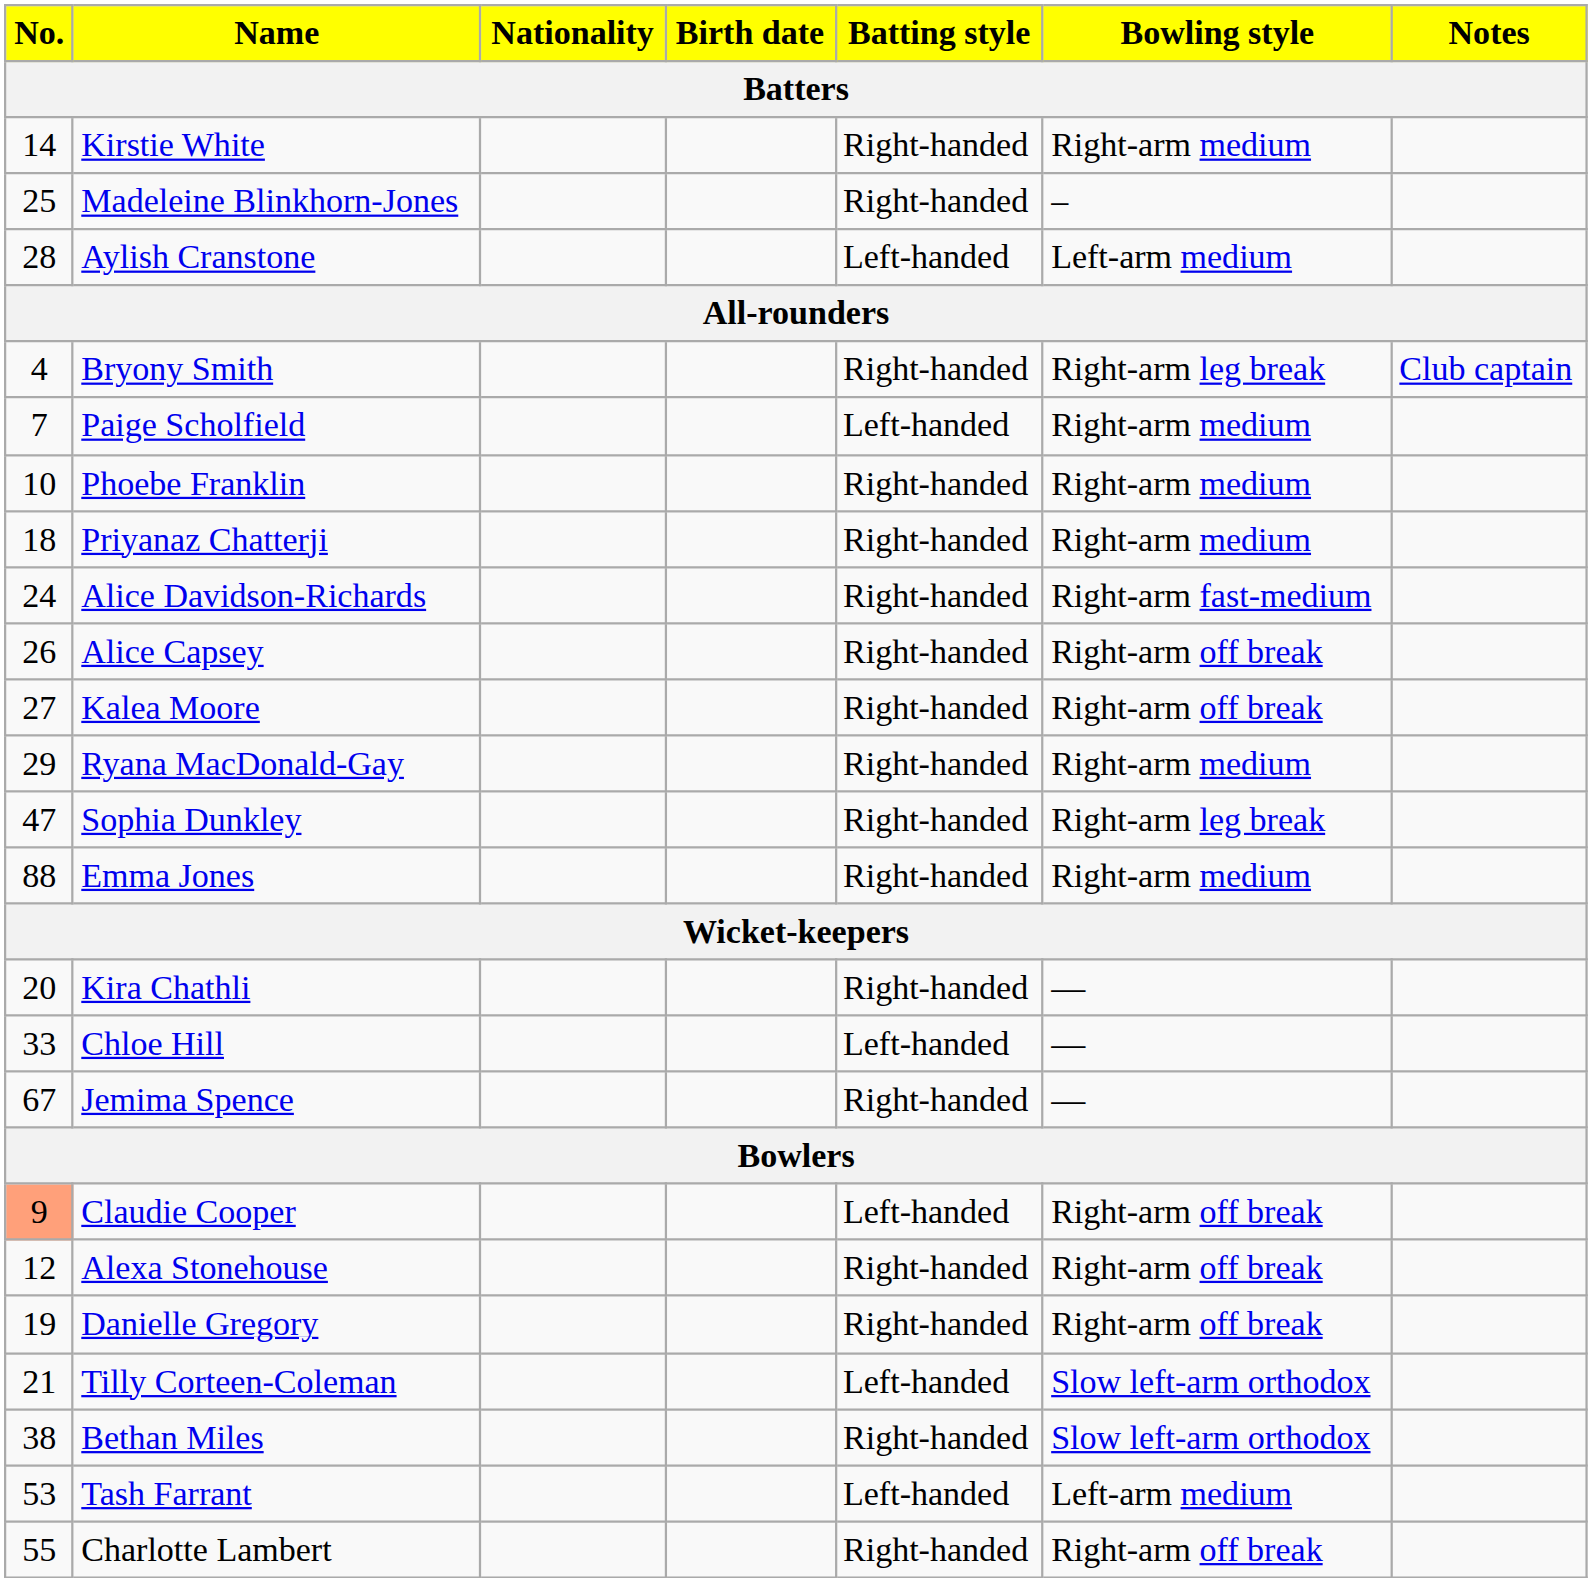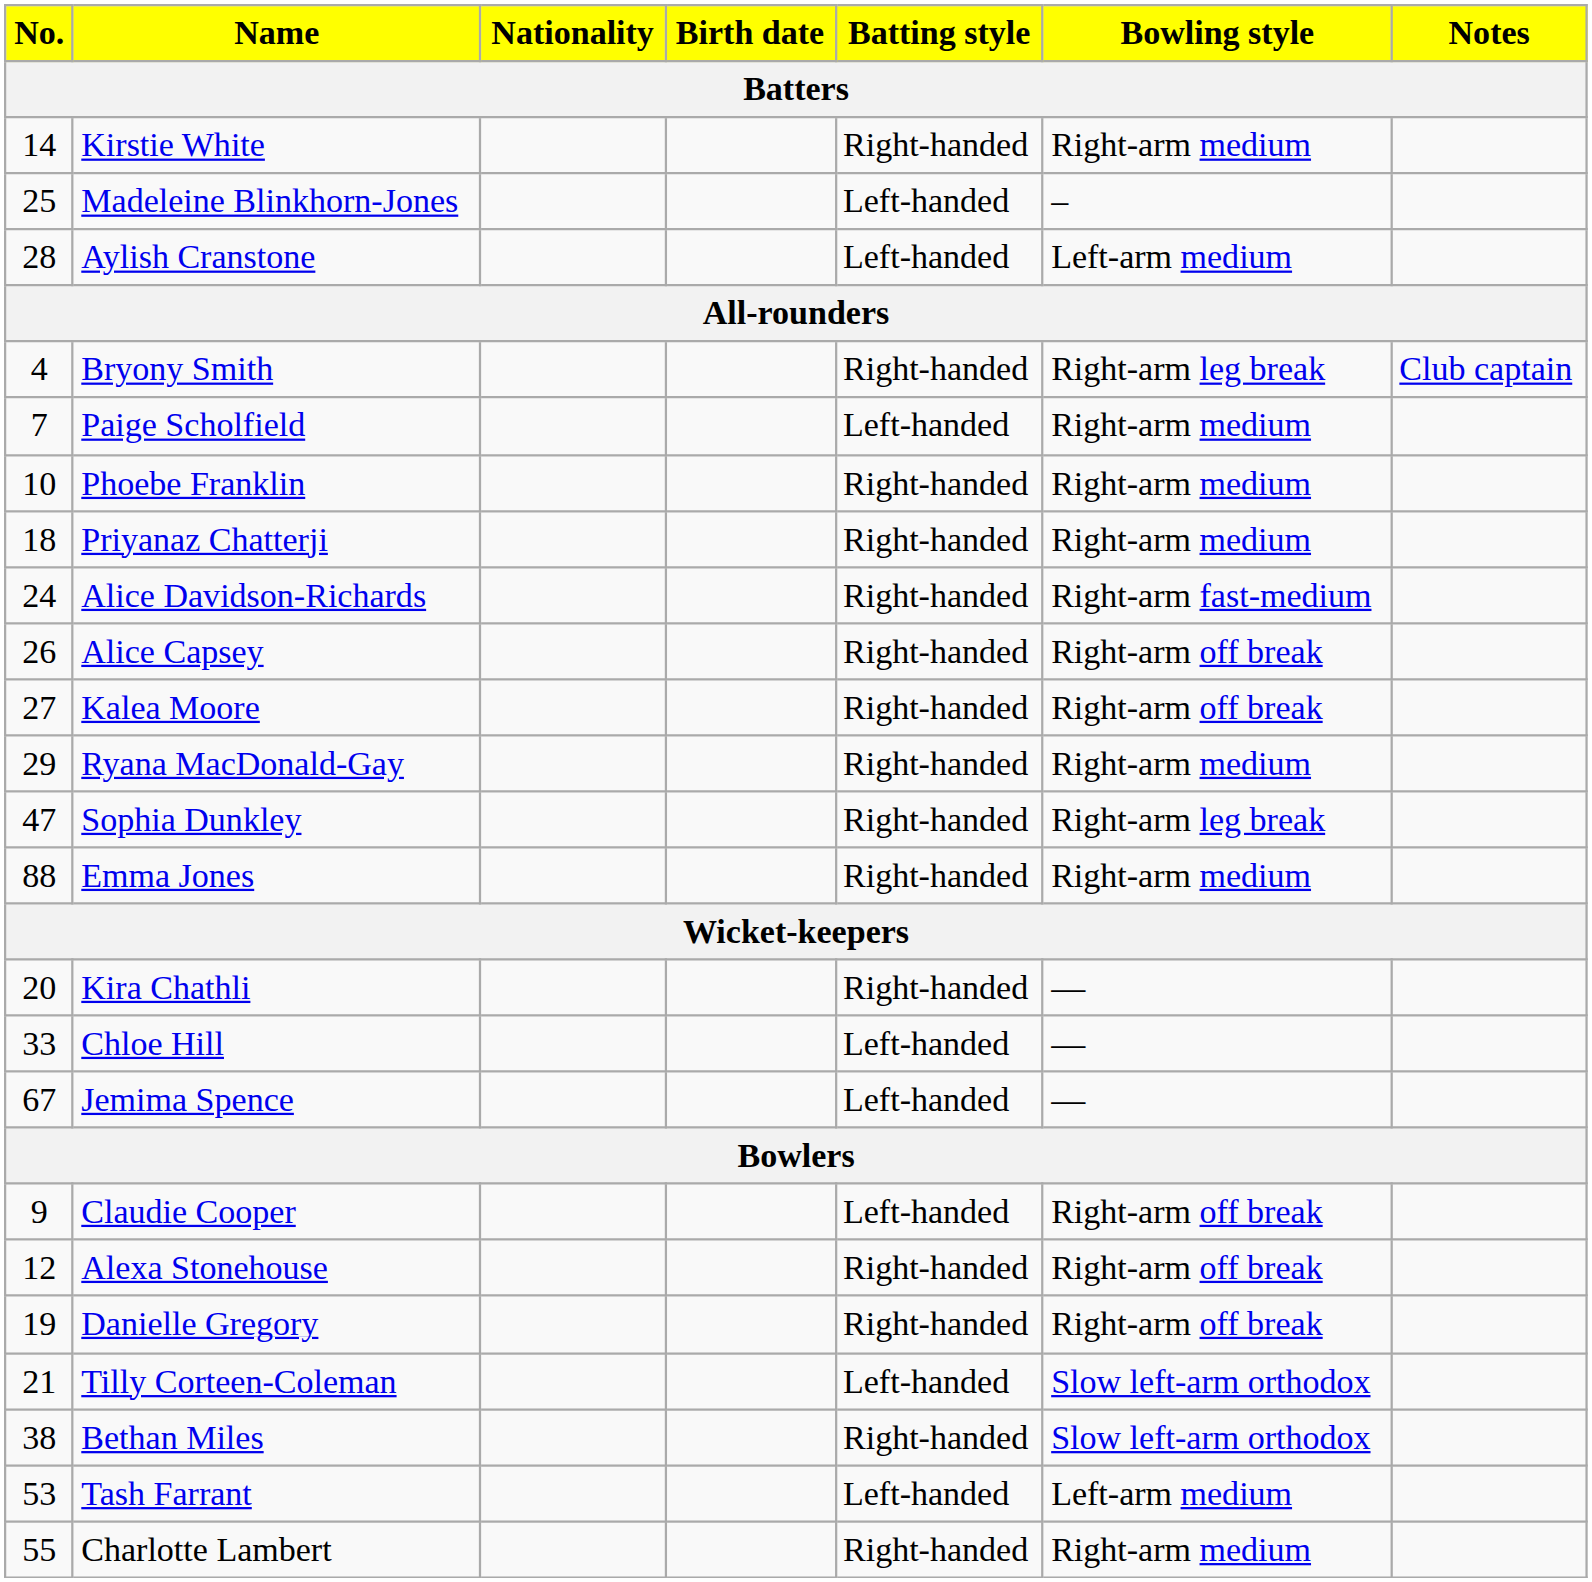(936, 201) Right-handed -> (926, 201) Left-handed
(936, 1099) Right-handed -> (926, 1099) Left-handed
(39, 1211) lightsalmon background -> (39, 1211) no background
(1187, 1548) Right-arm off break -> (1181, 1548) Right-arm medium
